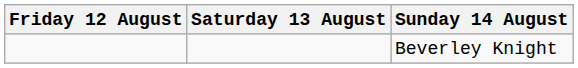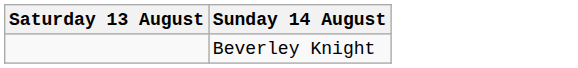- column: (96, 19)
